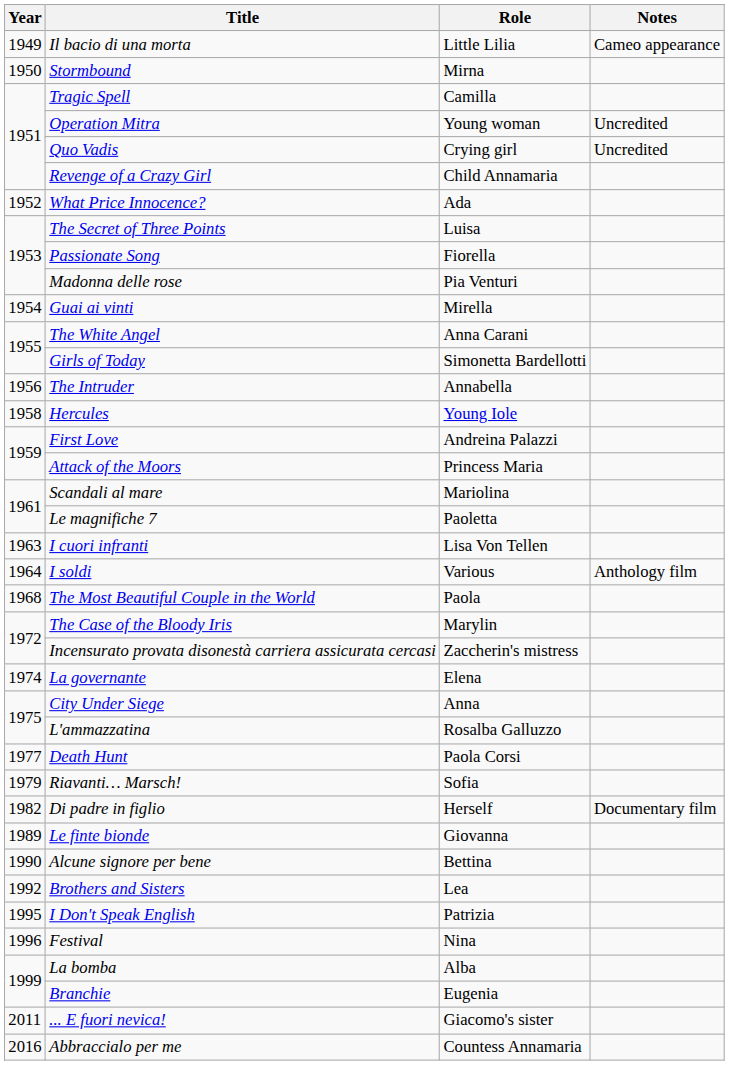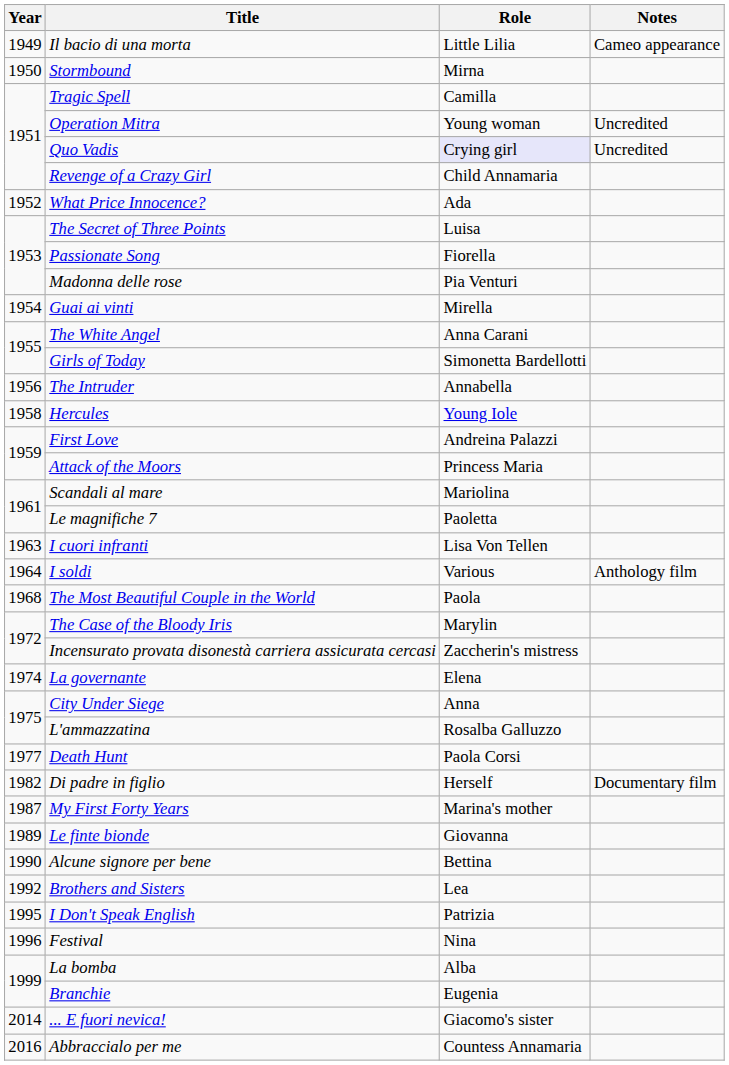(480, 149) no background -> (480, 149) lavender background
- row: (115, 783)
+ row: (119, 809)
(25, 1020) 2011 -> (25, 1020) 2014
